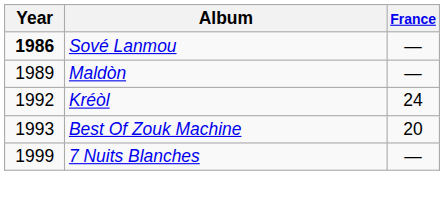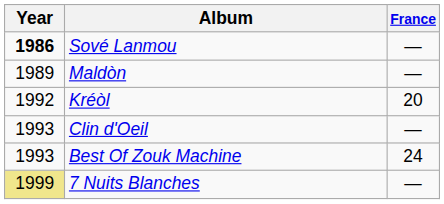(413, 101) 24 -> (413, 101) 20
+ row: (108, 128)
(413, 128) 20 -> (413, 156) 24
(35, 156) no background -> (35, 184) khaki background
